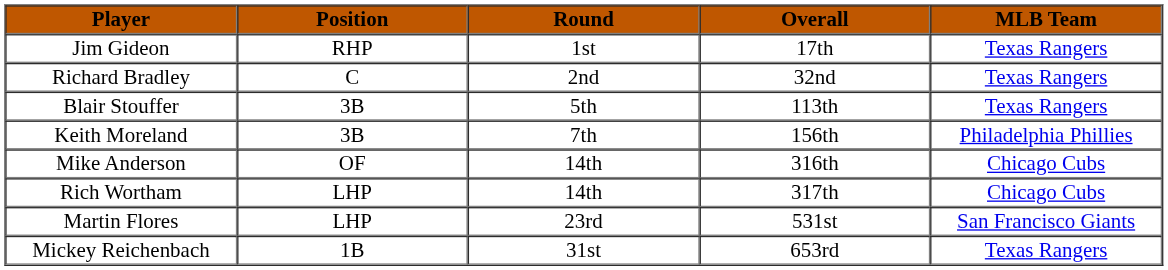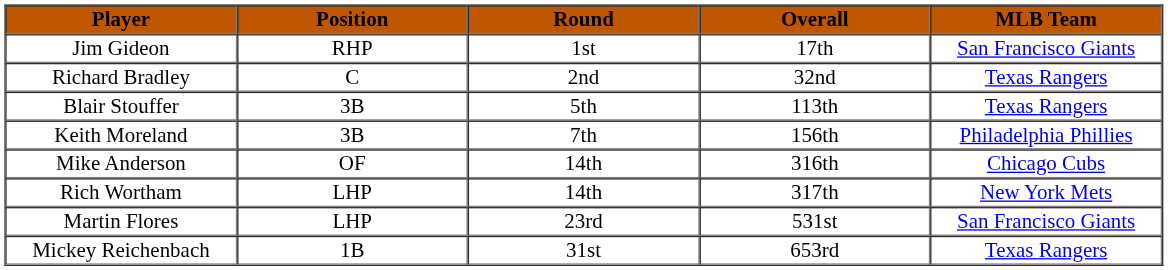(1046, 48) Texas Rangers -> (1046, 48) San Francisco Giants
(1046, 192) Chicago Cubs -> (1046, 192) New York Mets
